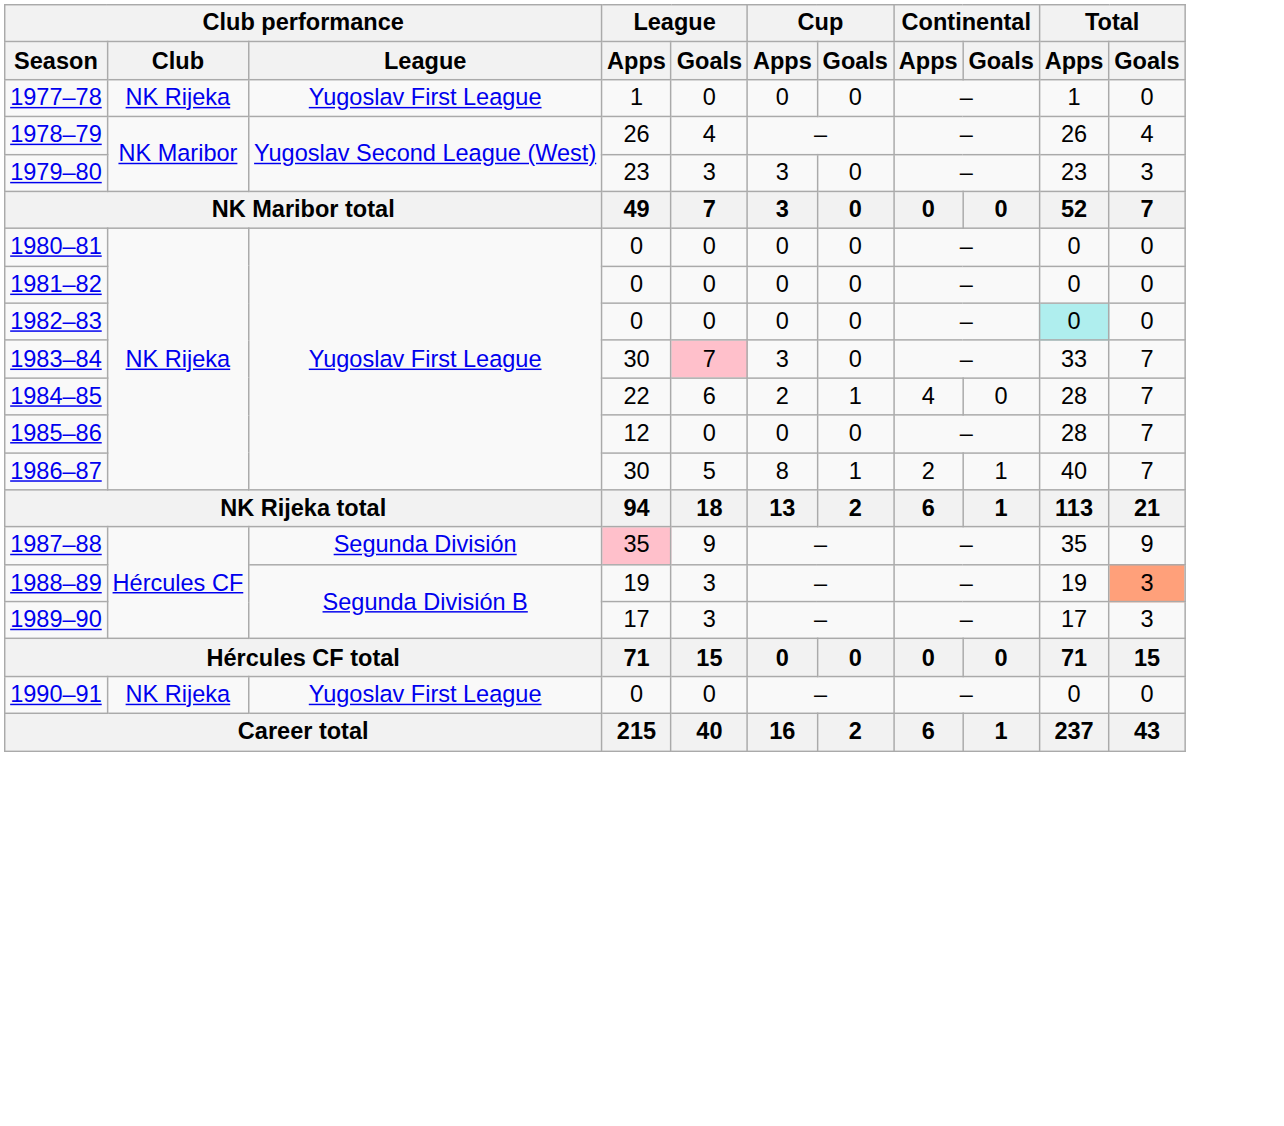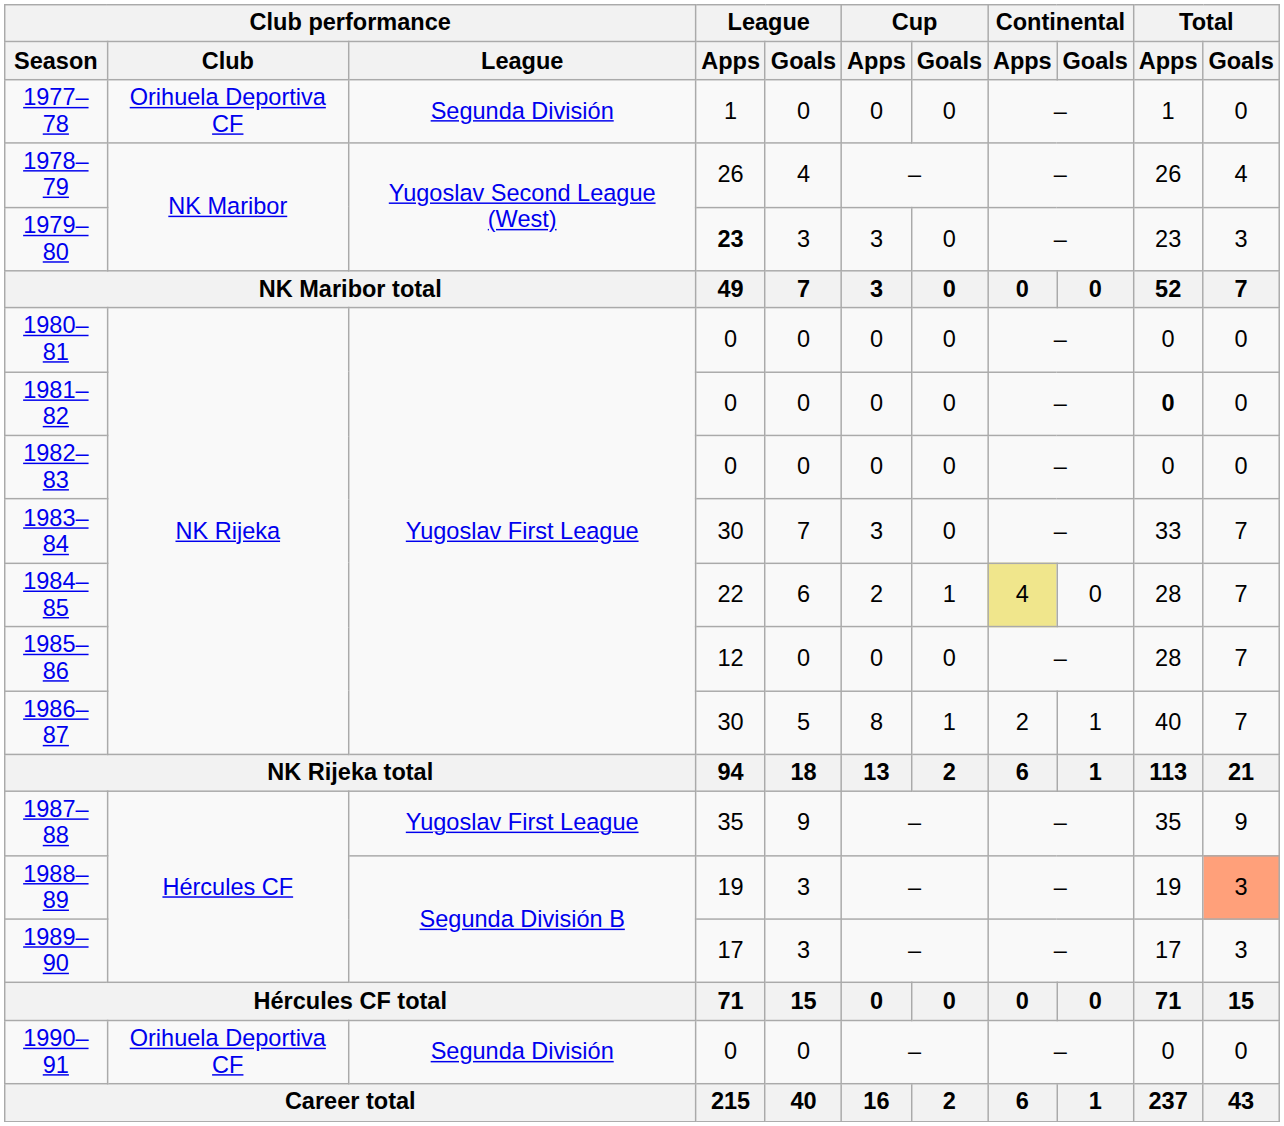(178, 97) NK Rijeka -> (228, 110) Orihuela Deportiva CF
(425, 97) Yugoslav First League -> (522, 110) Segunda División
(636, 172) normal -> (731, 238) bold
(1074, 284) normal -> (1168, 403) bold
(1074, 321) paleturquoise background -> (1168, 467) no background
(709, 358) pink background -> (804, 530) no background
(928, 396) no background -> (1022, 594) khaki background
(425, 545) Segunda División -> (522, 823) Yugoslav First League
(636, 545) pink background -> (731, 823) no background
(178, 694) NK Rijeka -> (228, 1051) Orihuela Deportiva CF
(425, 694) Yugoslav First League -> (522, 1051) Segunda División
